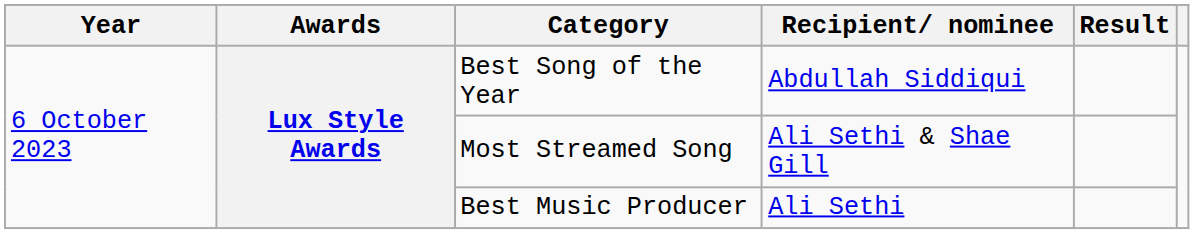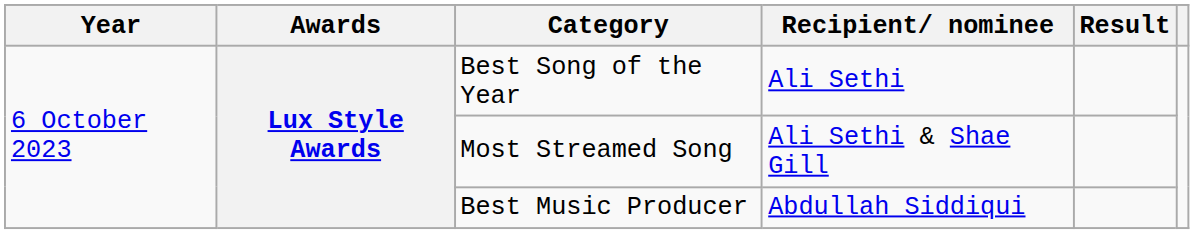(897, 81) Abdullah Siddiqui -> (836, 81) Ali Sethi
(836, 207) Ali Sethi -> (897, 207) Abdullah Siddiqui
